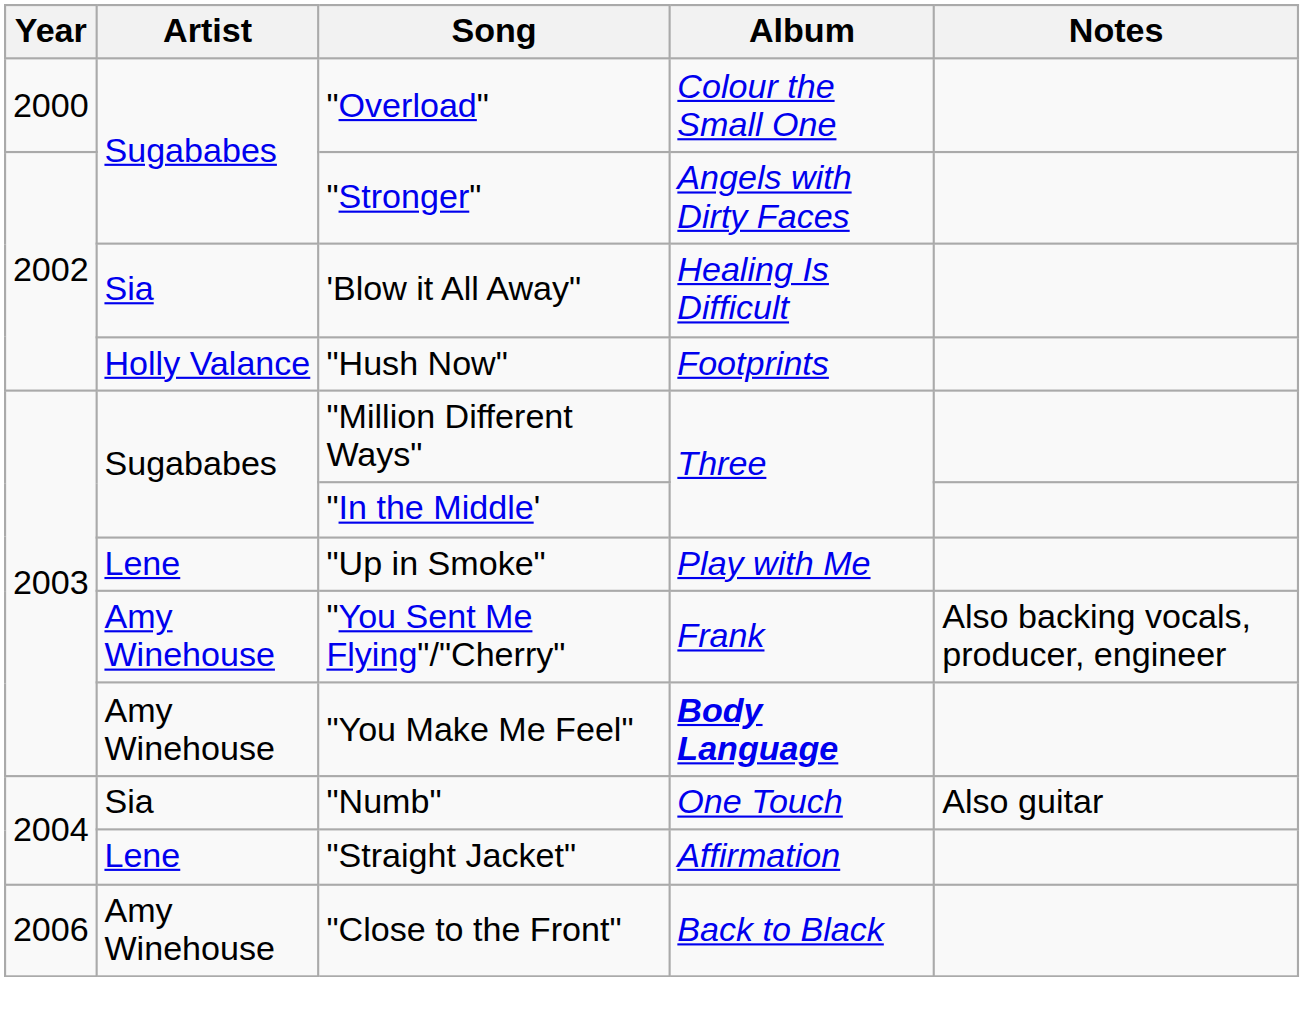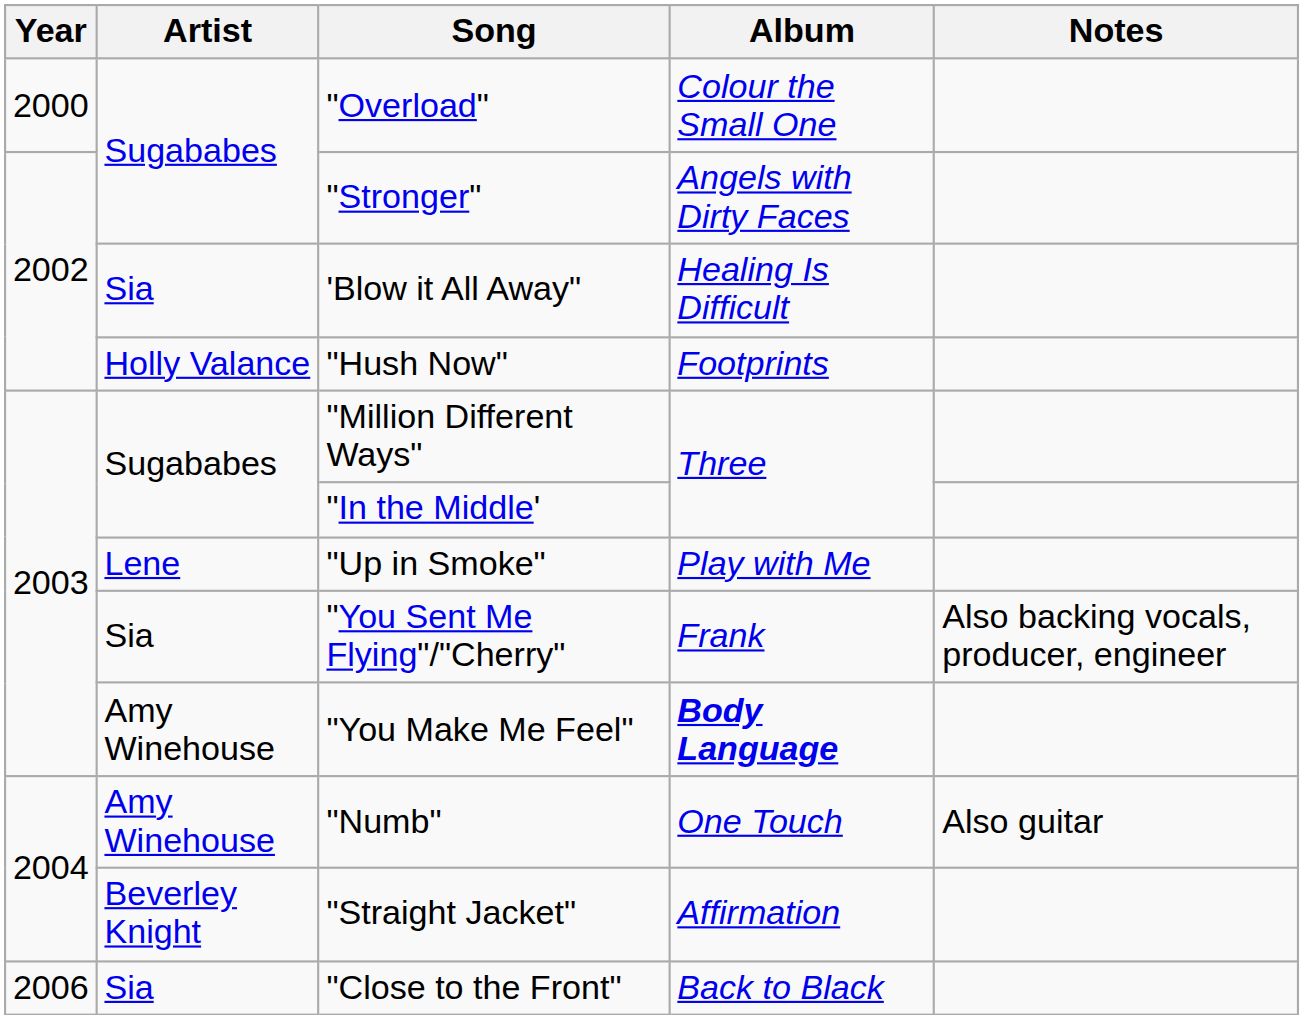(190, 636) Amy Winehouse -> (129, 636) Sia
(129, 802) Sia -> (190, 821) Amy Winehouse
(142, 856) Lene -> (171, 913) Beverley Knight
(190, 929) Amy Winehouse -> (129, 986) Sia
